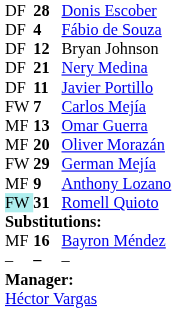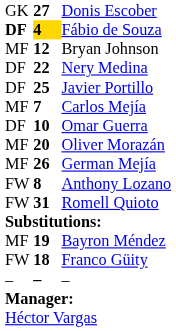(15, 10) DF -> (17, 10) GK
(41, 10) 28 -> (41, 10) 27
(15, 29) normal -> (16, 29) bold
(37, 29) no background -> (37, 29) gold background
(15, 48) DF -> (17, 48) MF
(41, 68) 21 -> (41, 68) 22
(41, 87) 11 -> (41, 87) 25
(17, 106) FW -> (17, 106) MF
(17, 125) MF -> (15, 125) DF
(41, 125) 13 -> (41, 125) 10
(17, 164) FW -> (17, 164) MF
(41, 164) 29 -> (41, 164) 26
(17, 183) MF -> (17, 183) FW
(37, 183) 9 -> (37, 183) 8
(17, 202) paleturquoise background -> (17, 202) no background
(41, 241) 16 -> (41, 241) 19
+ row: (105, 260)
